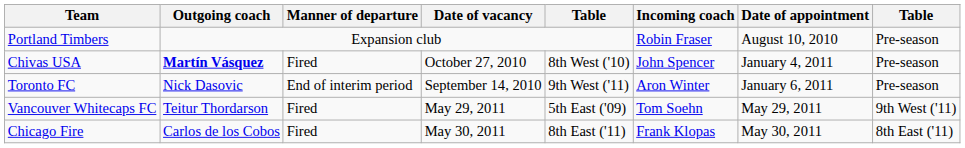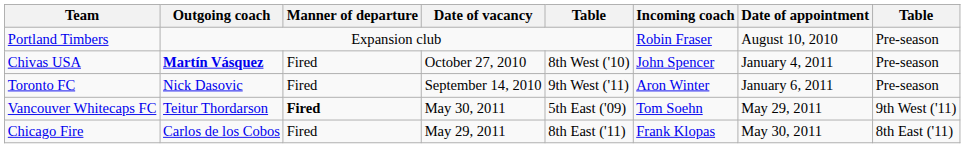(350, 85) End of interim period -> (302, 85) Fired
(302, 108) normal -> (304, 108) bold
(465, 108) May 29, 2011 -> (465, 108) May 30, 2011
(465, 131) May 30, 2011 -> (465, 131) May 29, 2011
